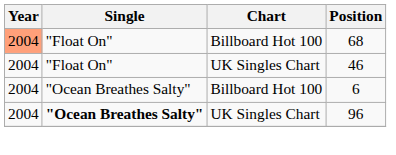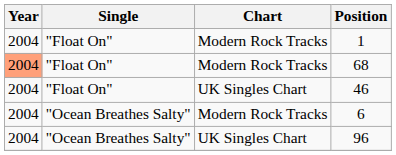+ row: (361, 41)
(266, 41) Billboard Hot 100 -> (263, 65) Modern Rock Tracks
(266, 89) Billboard Hot 100 -> (263, 114) Modern Rock Tracks
(125, 114) bold -> (118, 138) normal
